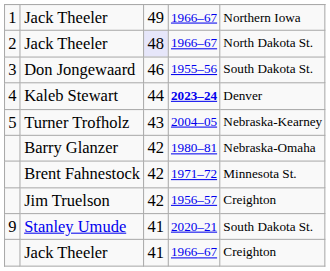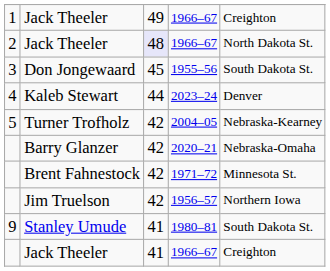(262, 17) Northern Iowa -> (250, 17) Creighton
(156, 69) 46 -> (156, 69) 45
(194, 95) bold -> (194, 95) normal
(156, 122) 43 -> (156, 122) 42
(194, 148) 1980–81 -> (194, 148) 2020–21
(250, 200) Creighton -> (262, 200) Northern Iowa
(194, 226) 2020–21 -> (194, 226) 1980–81
